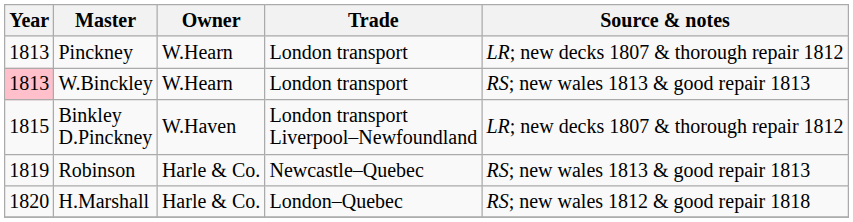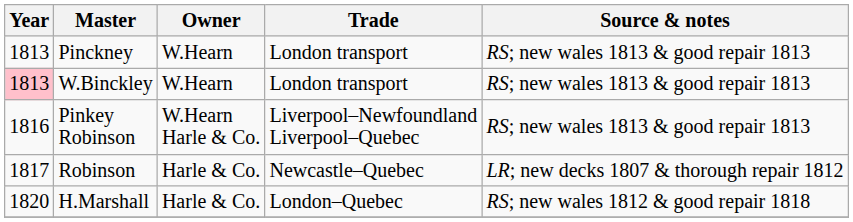(665, 52) LR; new decks 1807 & thorough repair 1812 -> (648, 52) RS; new wales 1813 & good repair 1813
- row: (105, 126)
+ row: (97, 126)
(29, 169) 1819 -> (29, 169) 1817
(648, 169) RS; new wales 1813 & good repair 1813 -> (665, 169) LR; new decks 1807 & thorough repair 1812
